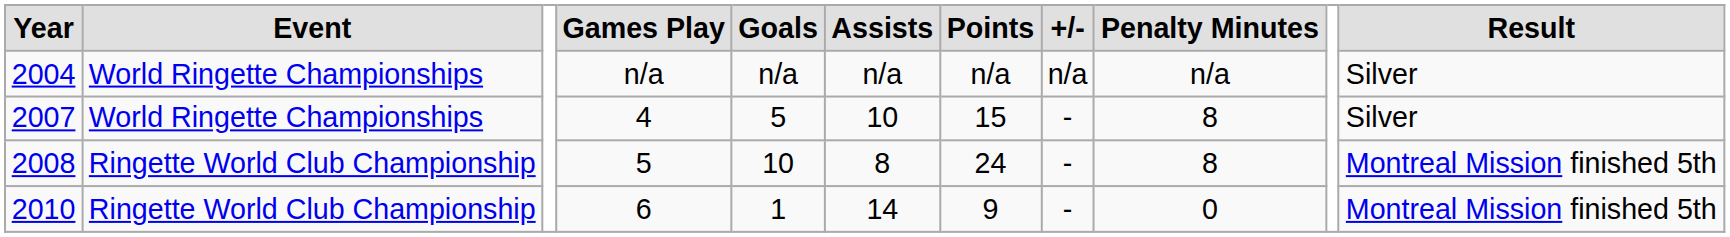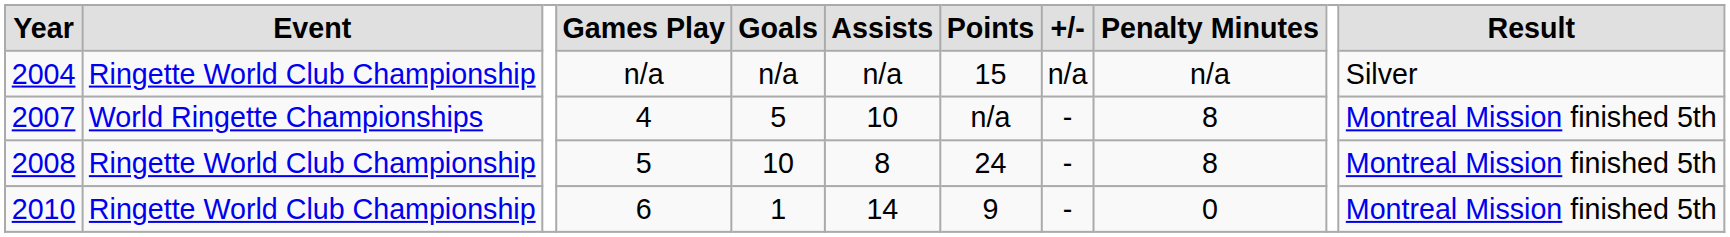(286, 73) World Ringette Championships -> (312, 73) Ringette World Club Championship
(990, 73) n/a -> (990, 73) 15
(990, 119) 15 -> (990, 119) n/a
(1382, 119) Silver -> (1531, 119) Montreal Mission finished 5th
